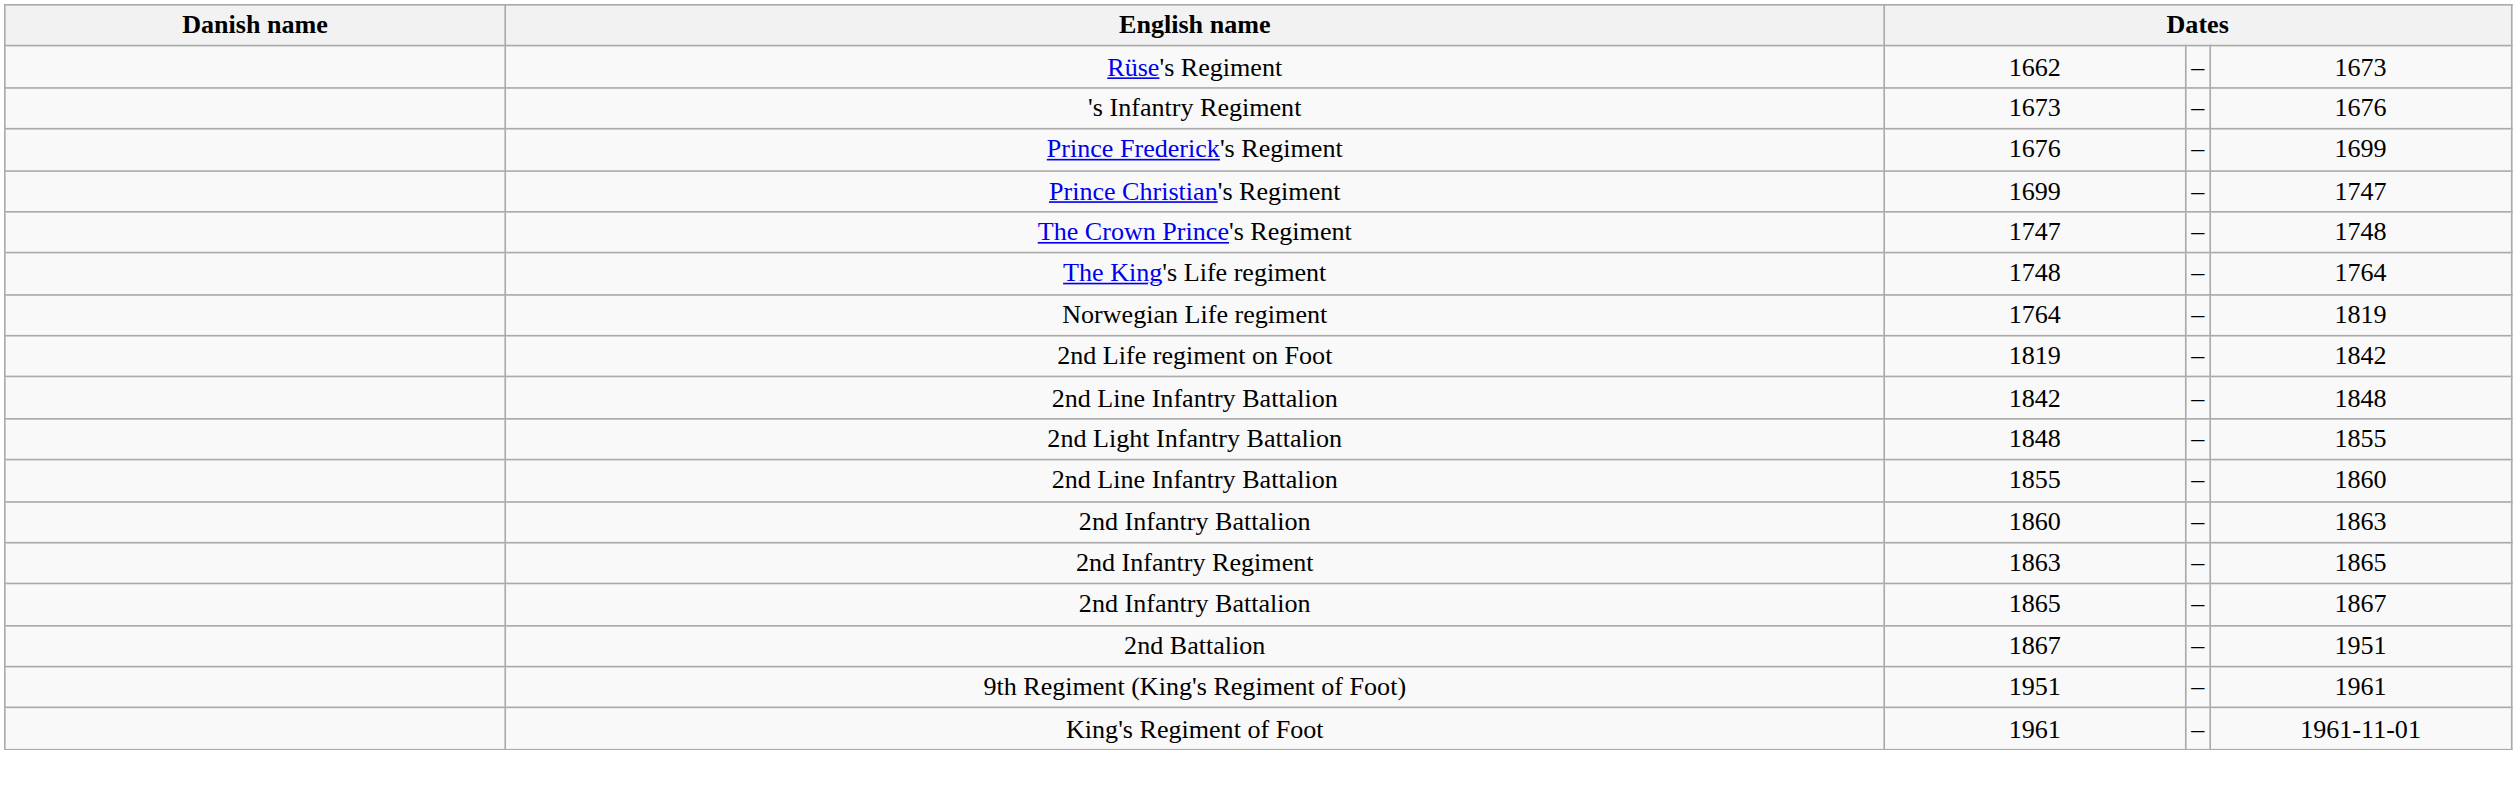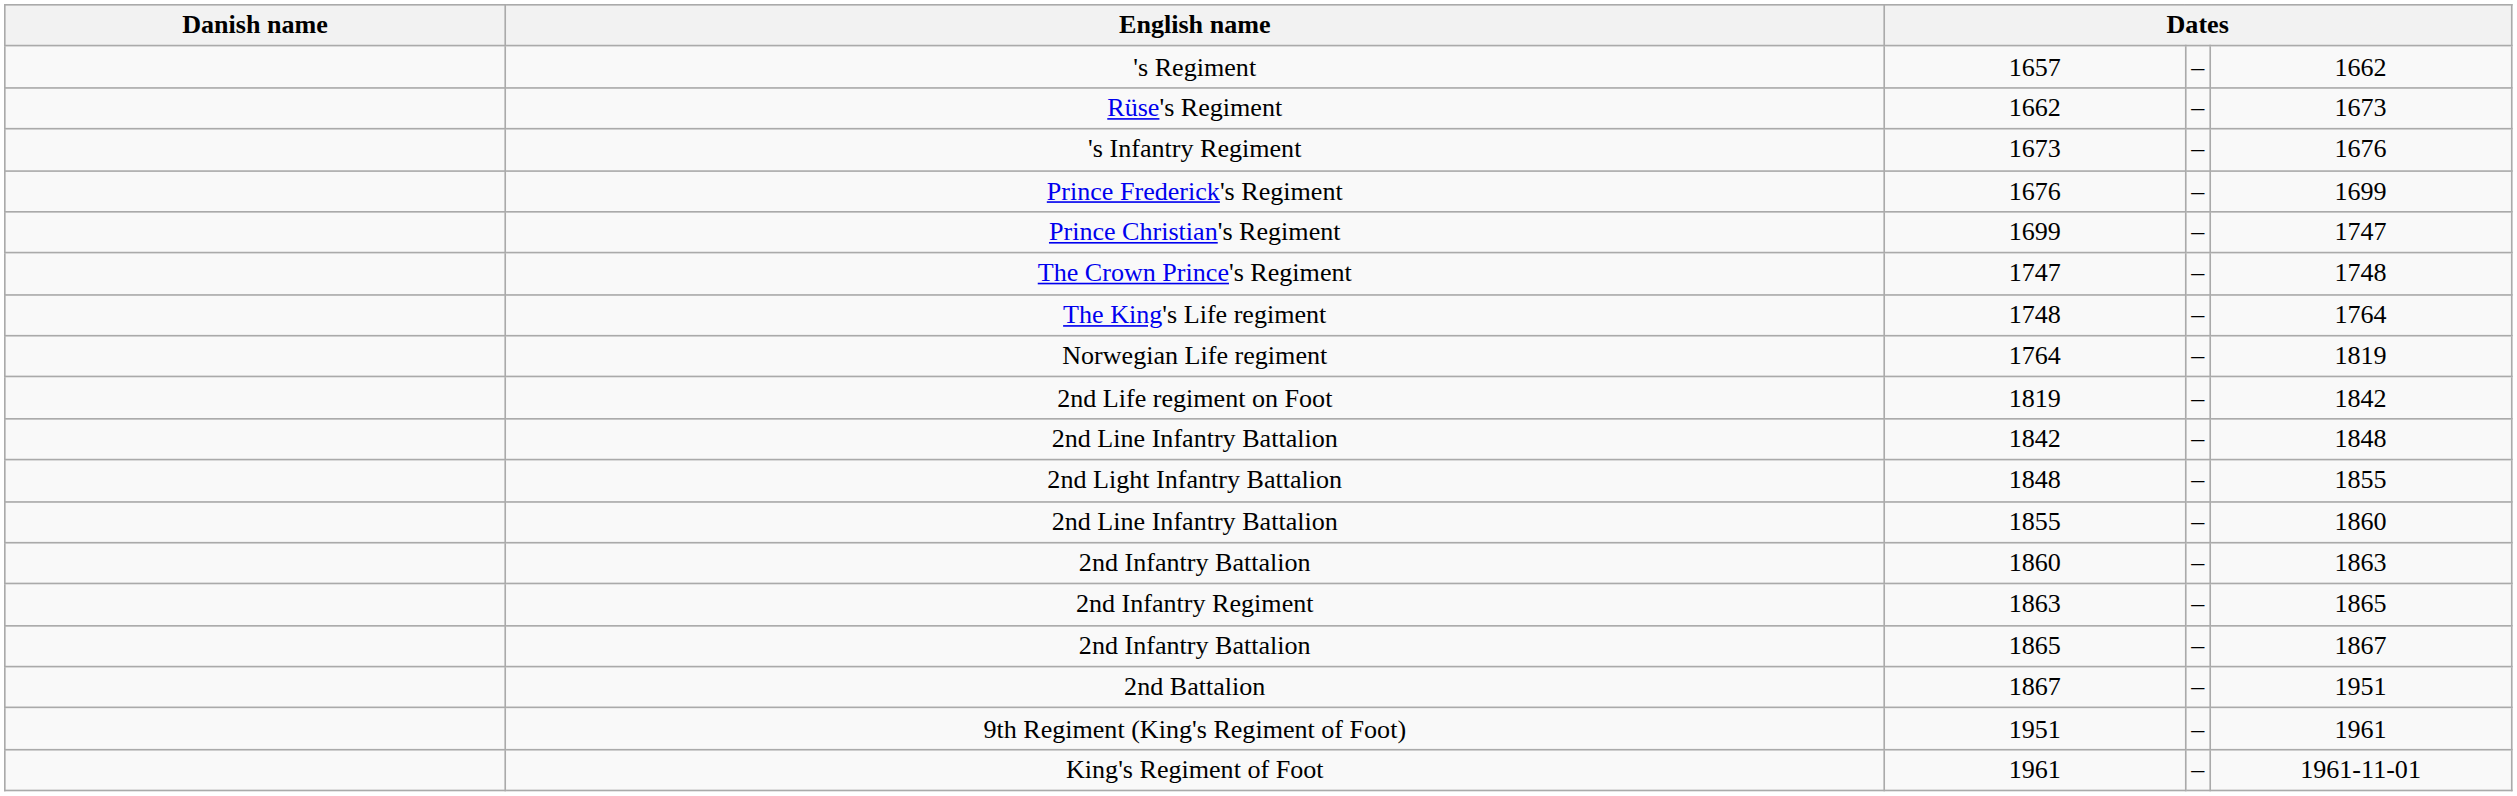+ row: (2035, 66)
